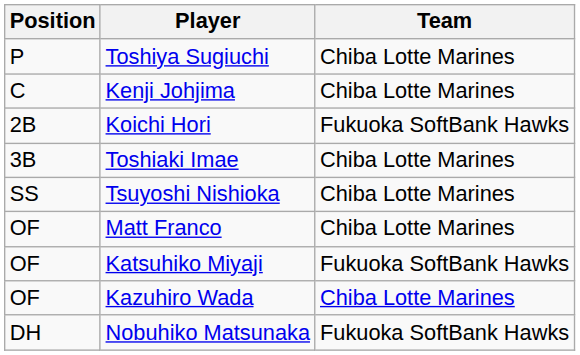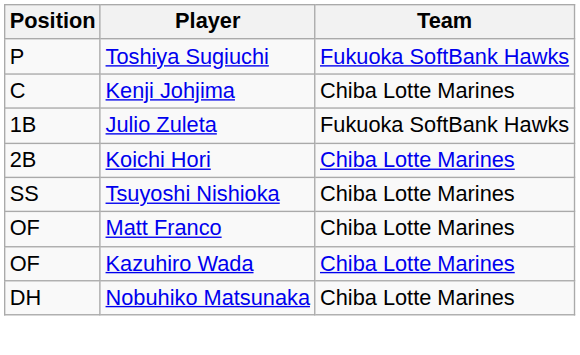(417, 56) Chiba Lotte Marines -> (445, 56) Fukuoka SoftBank Hawks
+ row: (161, 125)
(445, 125) Fukuoka SoftBank Hawks -> (417, 159) Chiba Lotte Marines
- row: (172, 159)
- row: (184, 263)
(445, 332) Fukuoka SoftBank Hawks -> (417, 297) Chiba Lotte Marines
